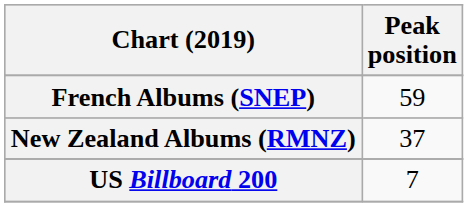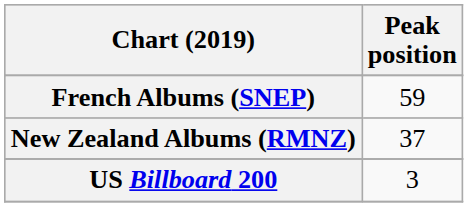(412, 179) 7 -> (412, 179) 3
